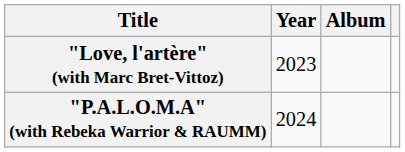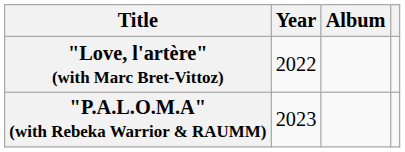(296, 64) 2023 -> (296, 64) 2022
(296, 119) 2024 -> (296, 119) 2023
